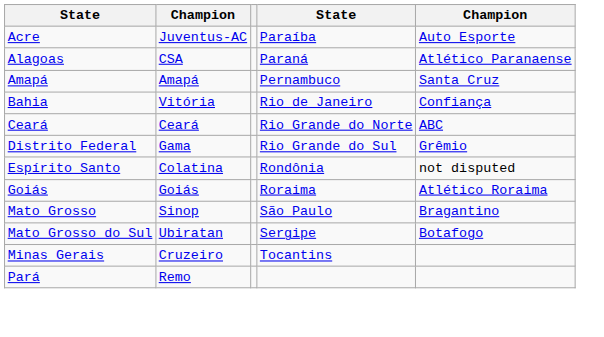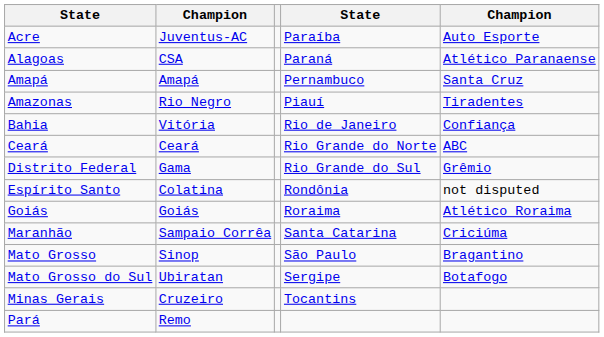+ row: (40, 103)
+ row: (40, 234)
